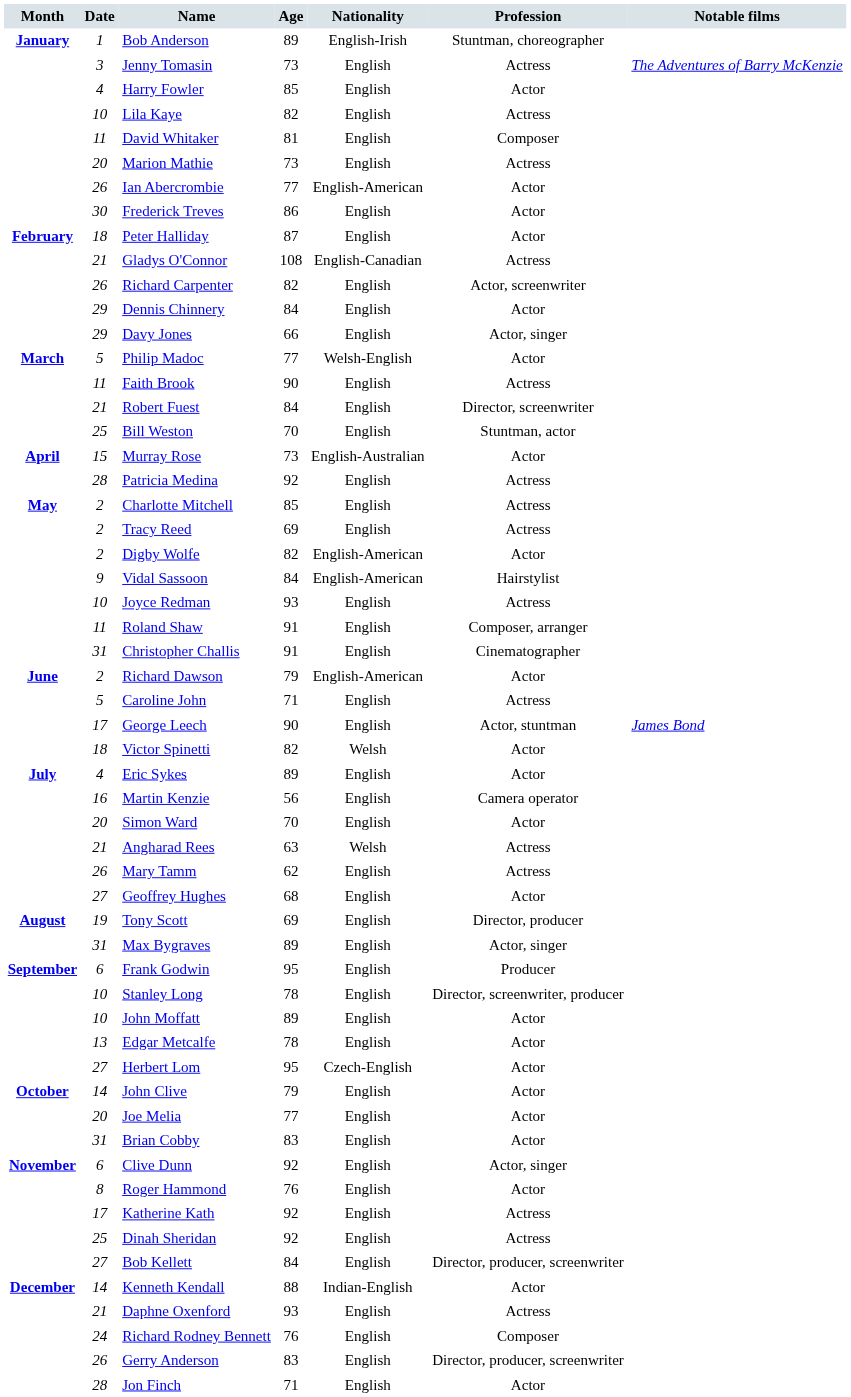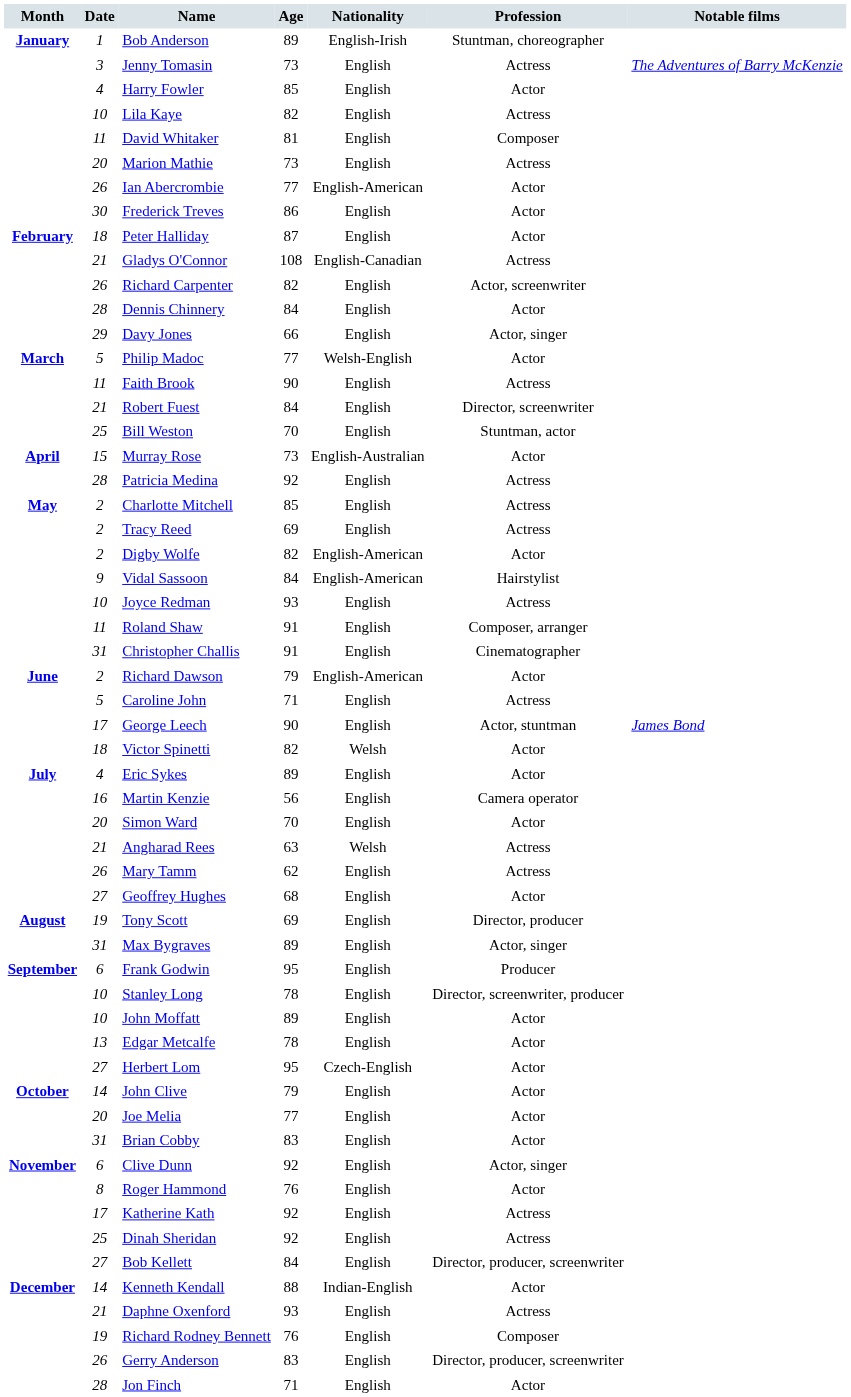(100, 309) 29 -> (100, 309) 28
(100, 1336) 24 -> (100, 1336) 19
